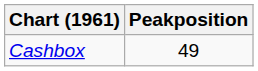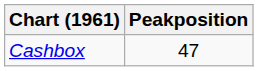(189, 50) 49 -> (189, 50) 47
